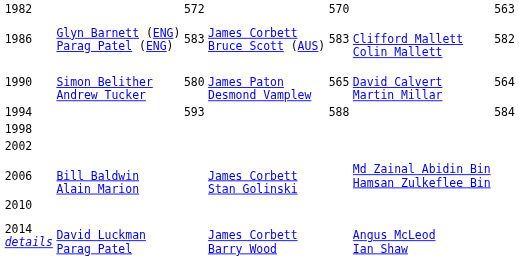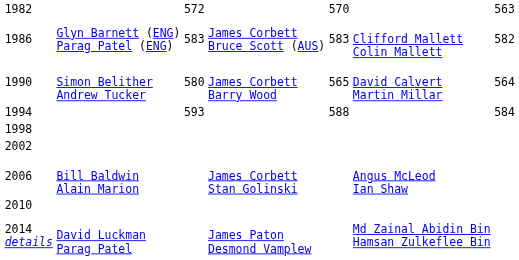(260, 89) James Paton Desmond Vamplew -> (253, 89) James Corbett Barry Wood
(422, 176) Md Zainal Abidin Bin Hamsan Zulkeflee Bin -> (394, 182) Angus McLeod Ian Shaw
(253, 242) James Corbett Barry Wood -> (260, 242) James Paton Desmond Vamplew
(394, 242) Angus McLeod Ian Shaw -> (422, 235) Md Zainal Abidin Bin Hamsan Zulkeflee Bin
